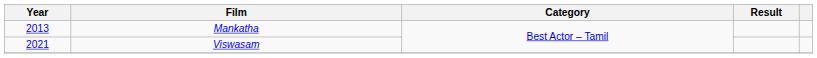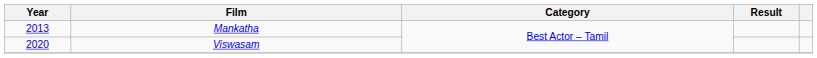(37, 45) 2021 -> (37, 45) 2020
